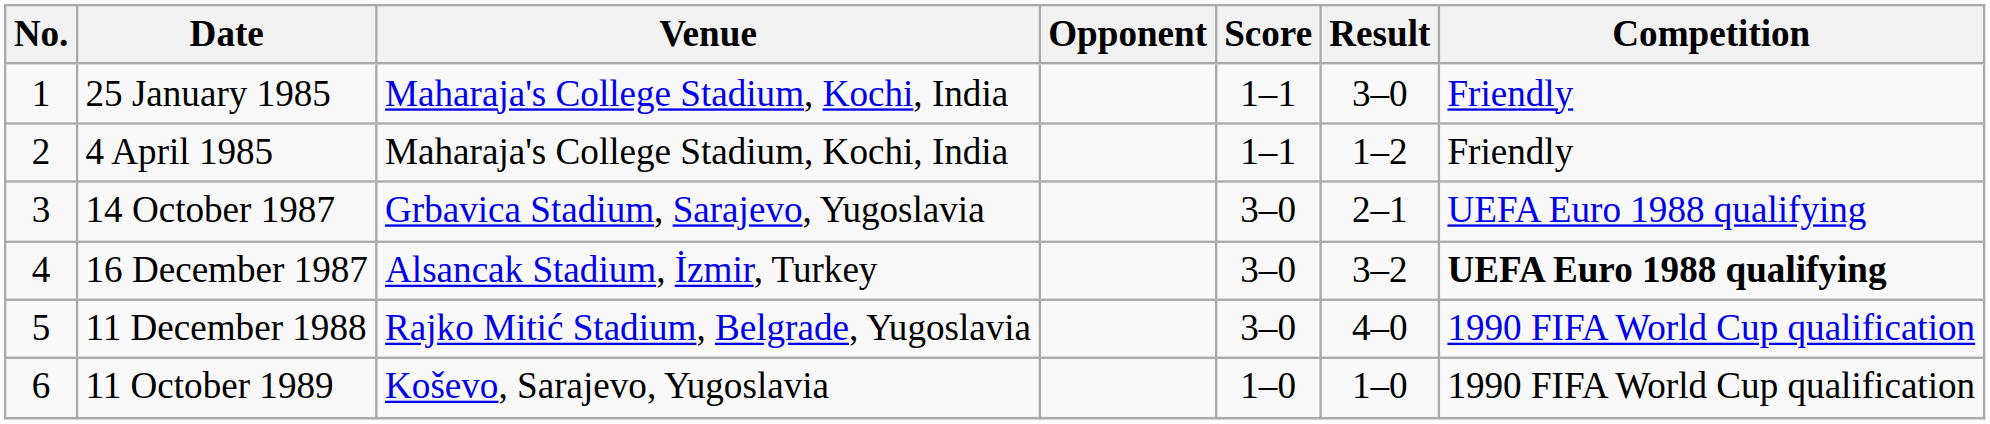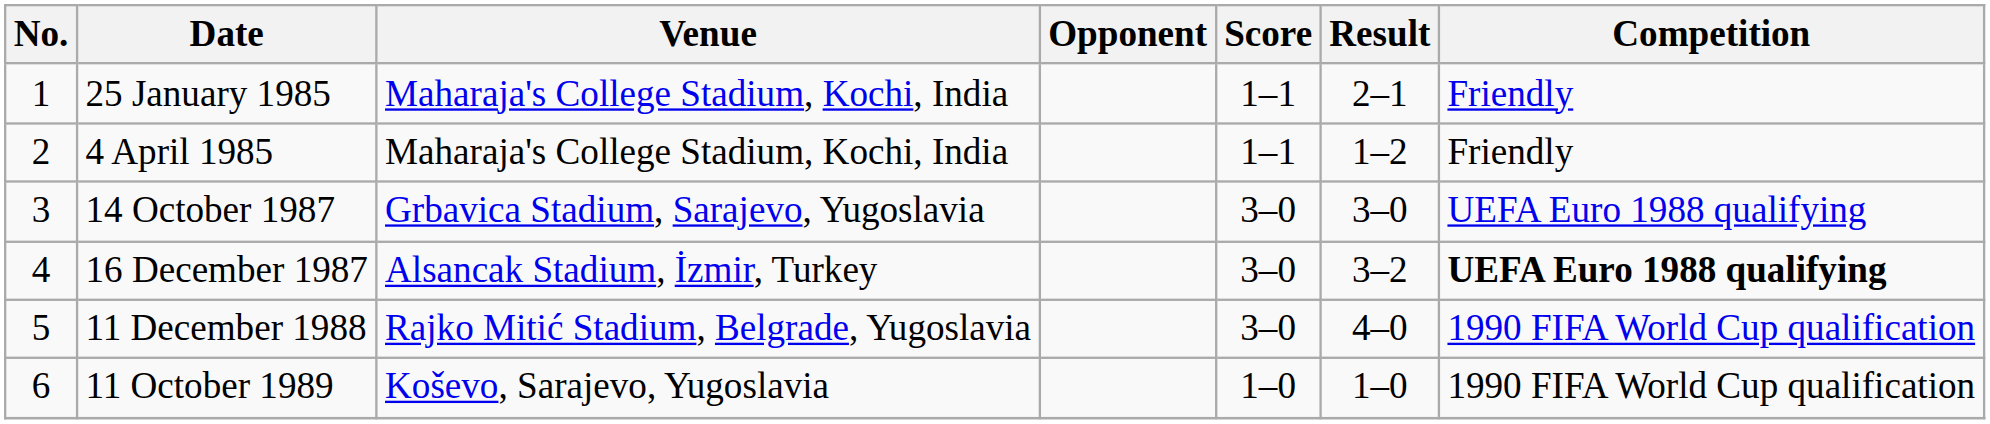(1380, 92) 3–0 -> (1380, 92) 2–1
(1380, 210) 2–1 -> (1380, 210) 3–0
